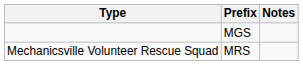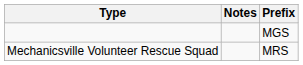columns swapped: (240, 13) <-> (279, 13)
